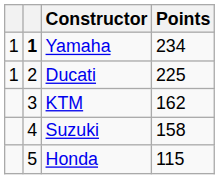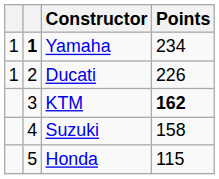(171, 74) 225 -> (171, 74) 226
(171, 103) normal -> (171, 103) bold
